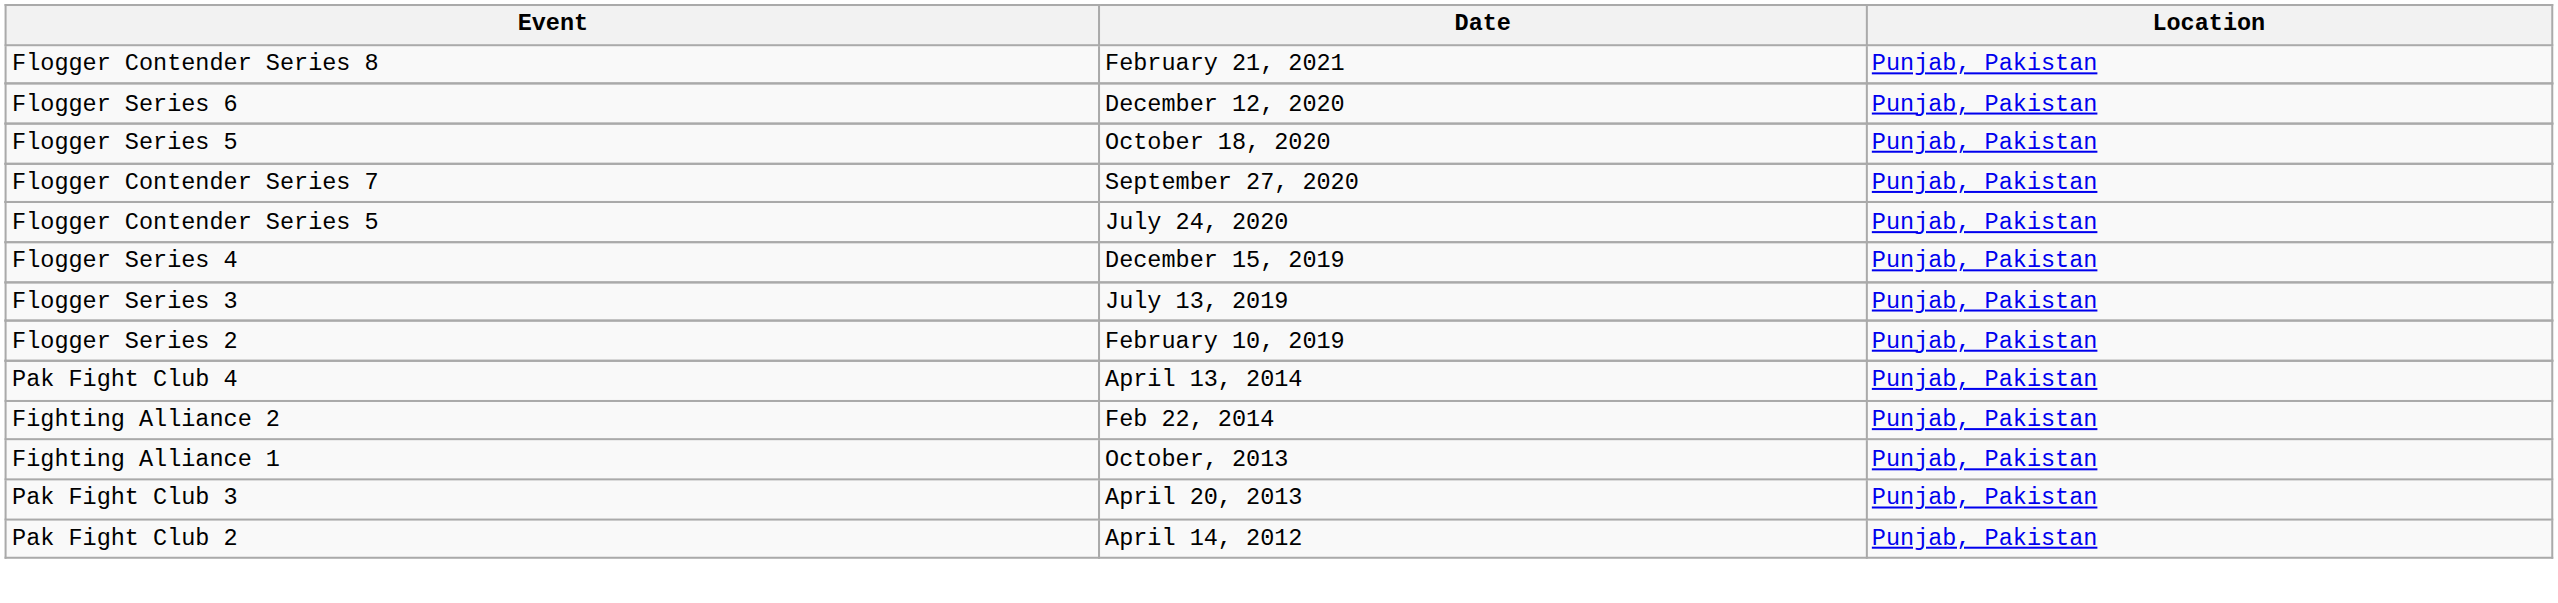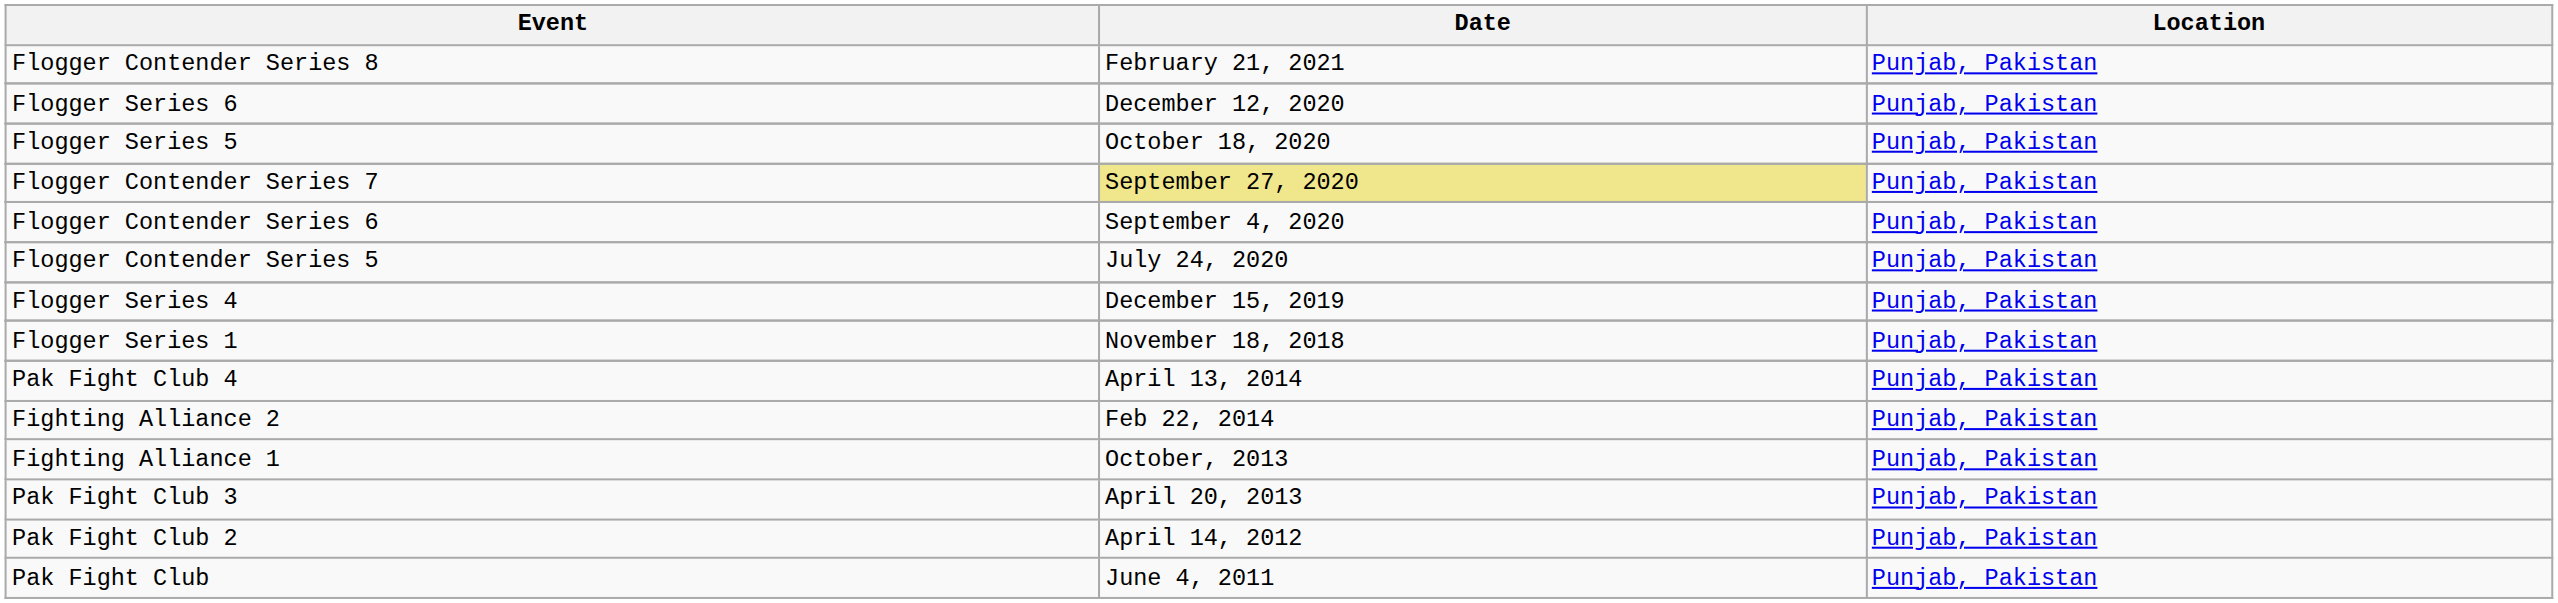(1232, 183) no background -> (1232, 183) khaki background
+ row: (195, 222)
- row: (125, 301)
- row: (125, 341)
+ row: (125, 341)
+ row: (111, 578)
